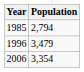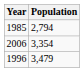rows swapped: (17, 43) <-> (17, 59)
